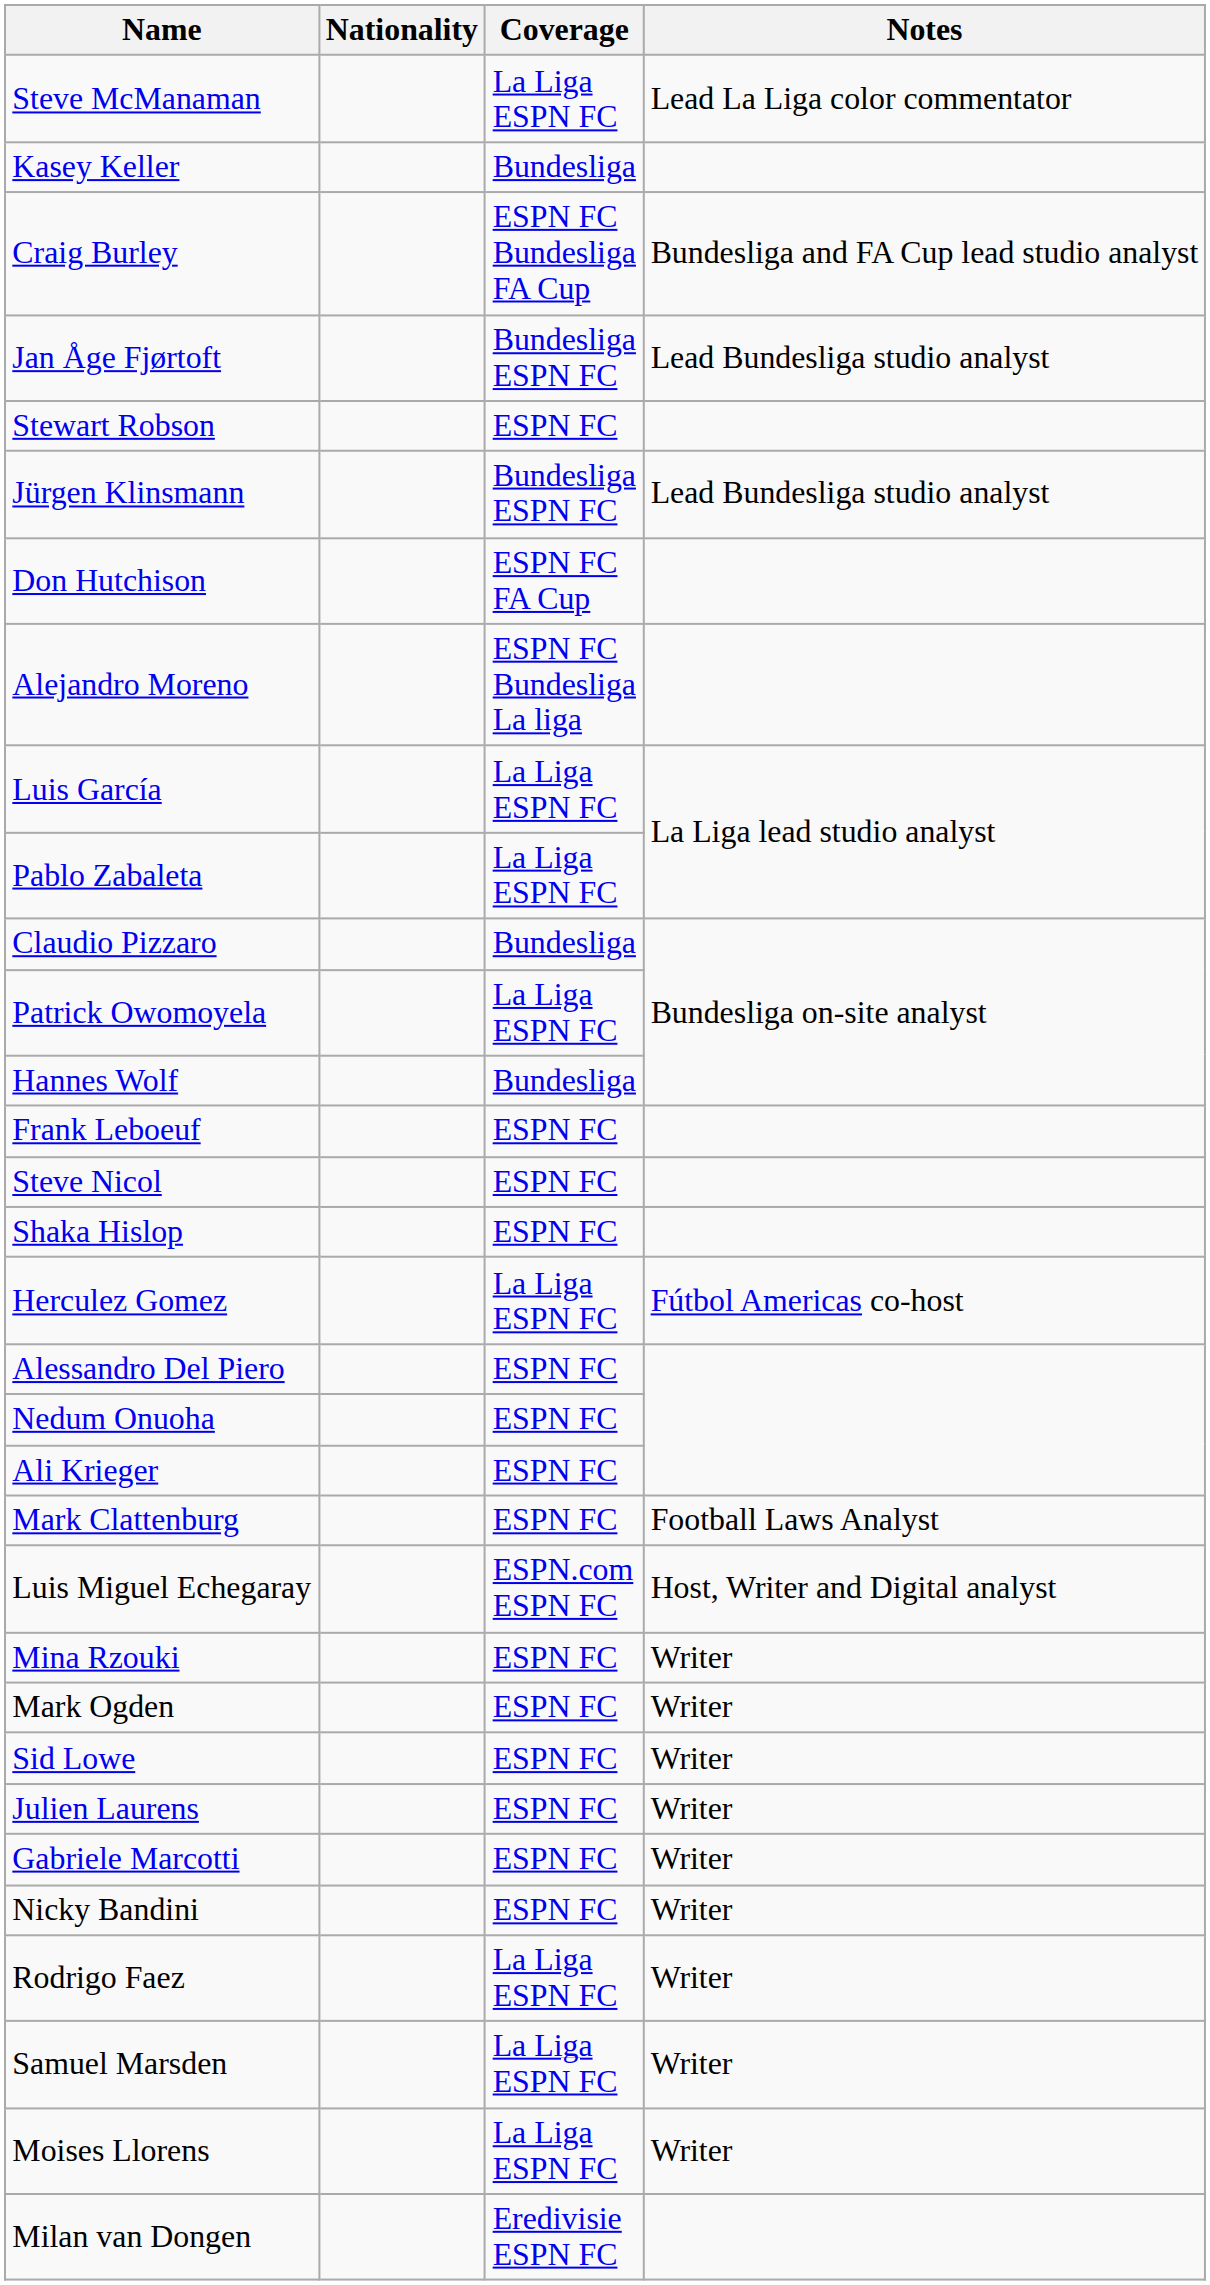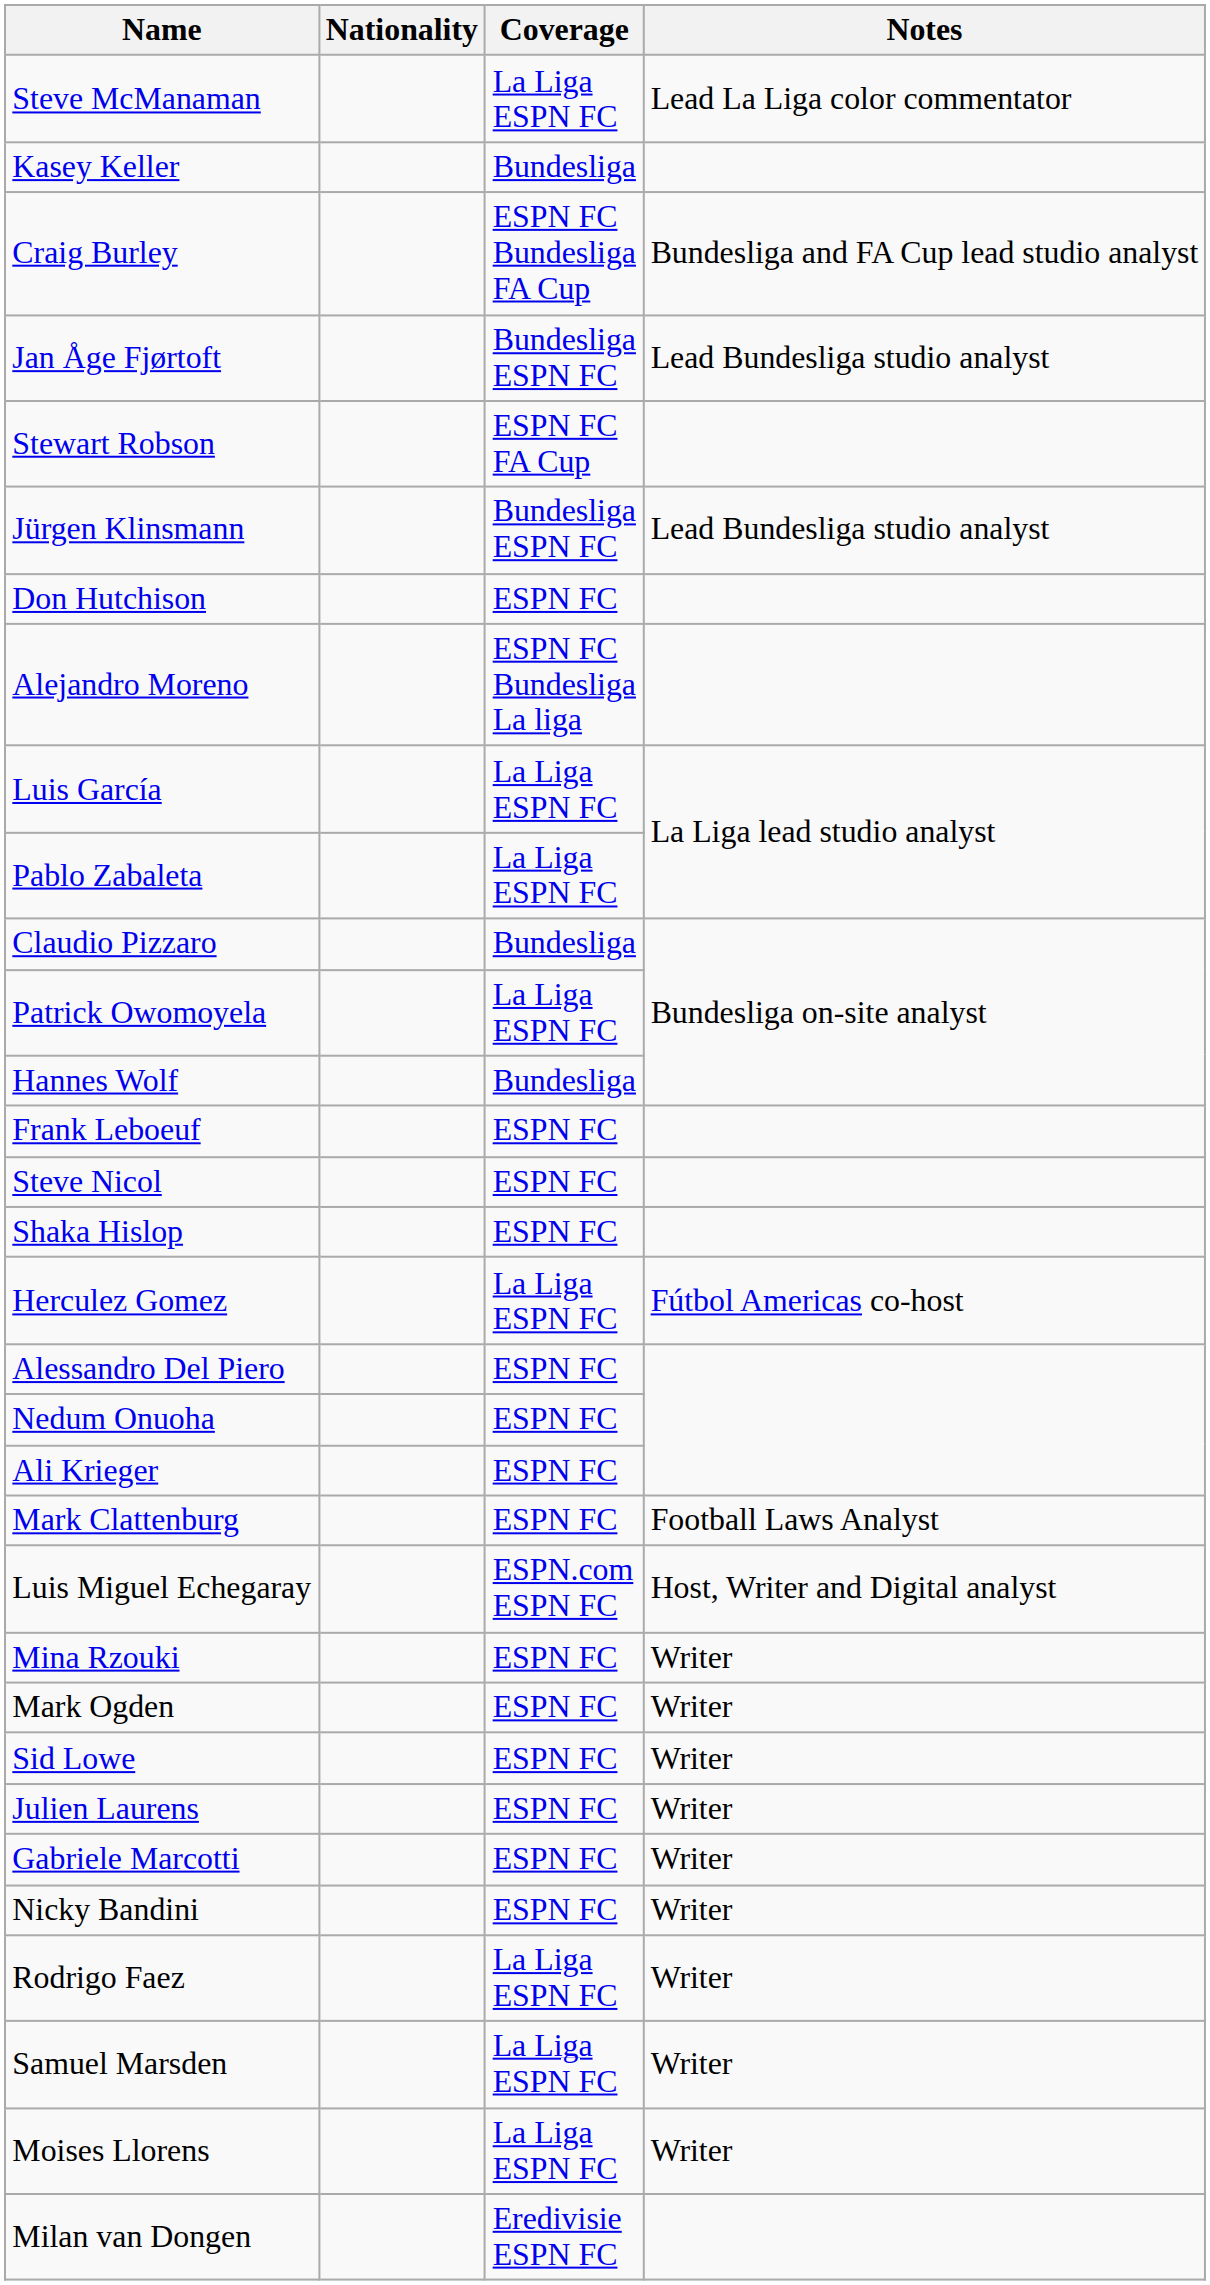(555, 425) ESPN FC -> (555, 443) ESPN FC FA Cup
(555, 580) ESPN FC FA Cup -> (555, 598) ESPN FC
